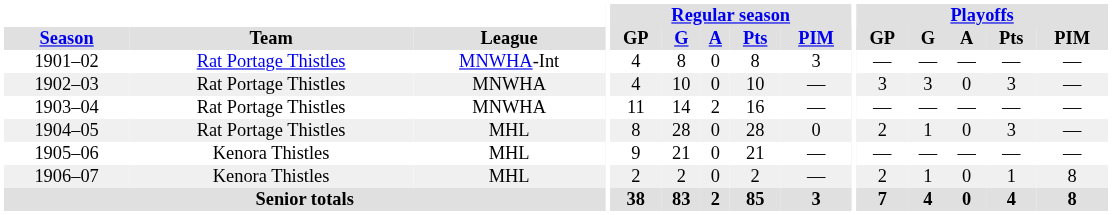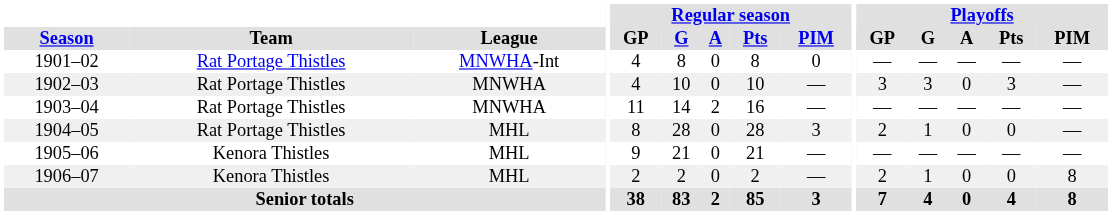(816, 61) 3 -> (816, 61) 0
(816, 130) 0 -> (816, 130) 3
(1011, 130) 3 -> (1011, 130) 0
(1011, 176) 1 -> (1011, 176) 0
